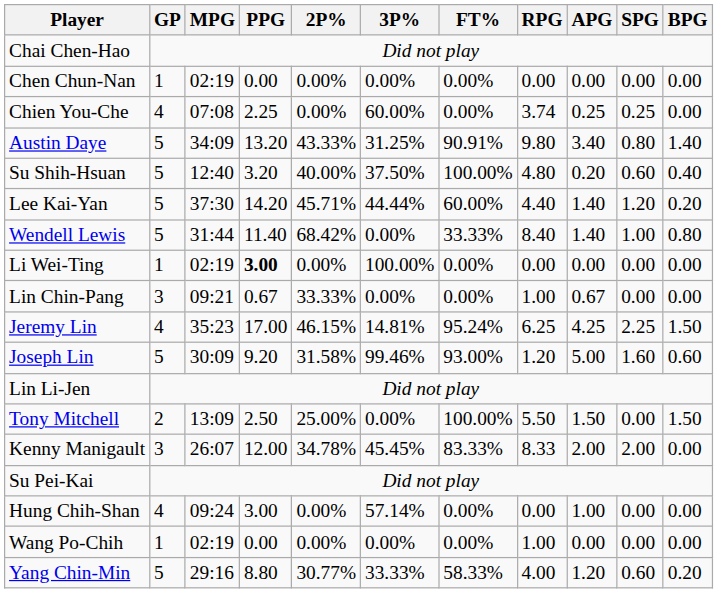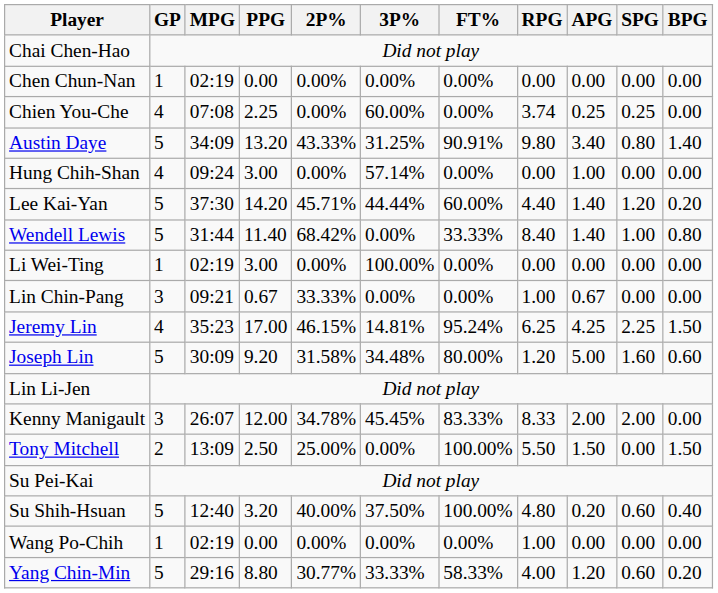rows swapped: (74, 511) <-> (67, 173)
(261, 265) bold -> (261, 265) normal
(395, 357) 99.46% -> (395, 357) 34.48%
(473, 357) 93.00% -> (473, 357) 80.00%
rows swapped: (77, 449) <-> (64, 419)
